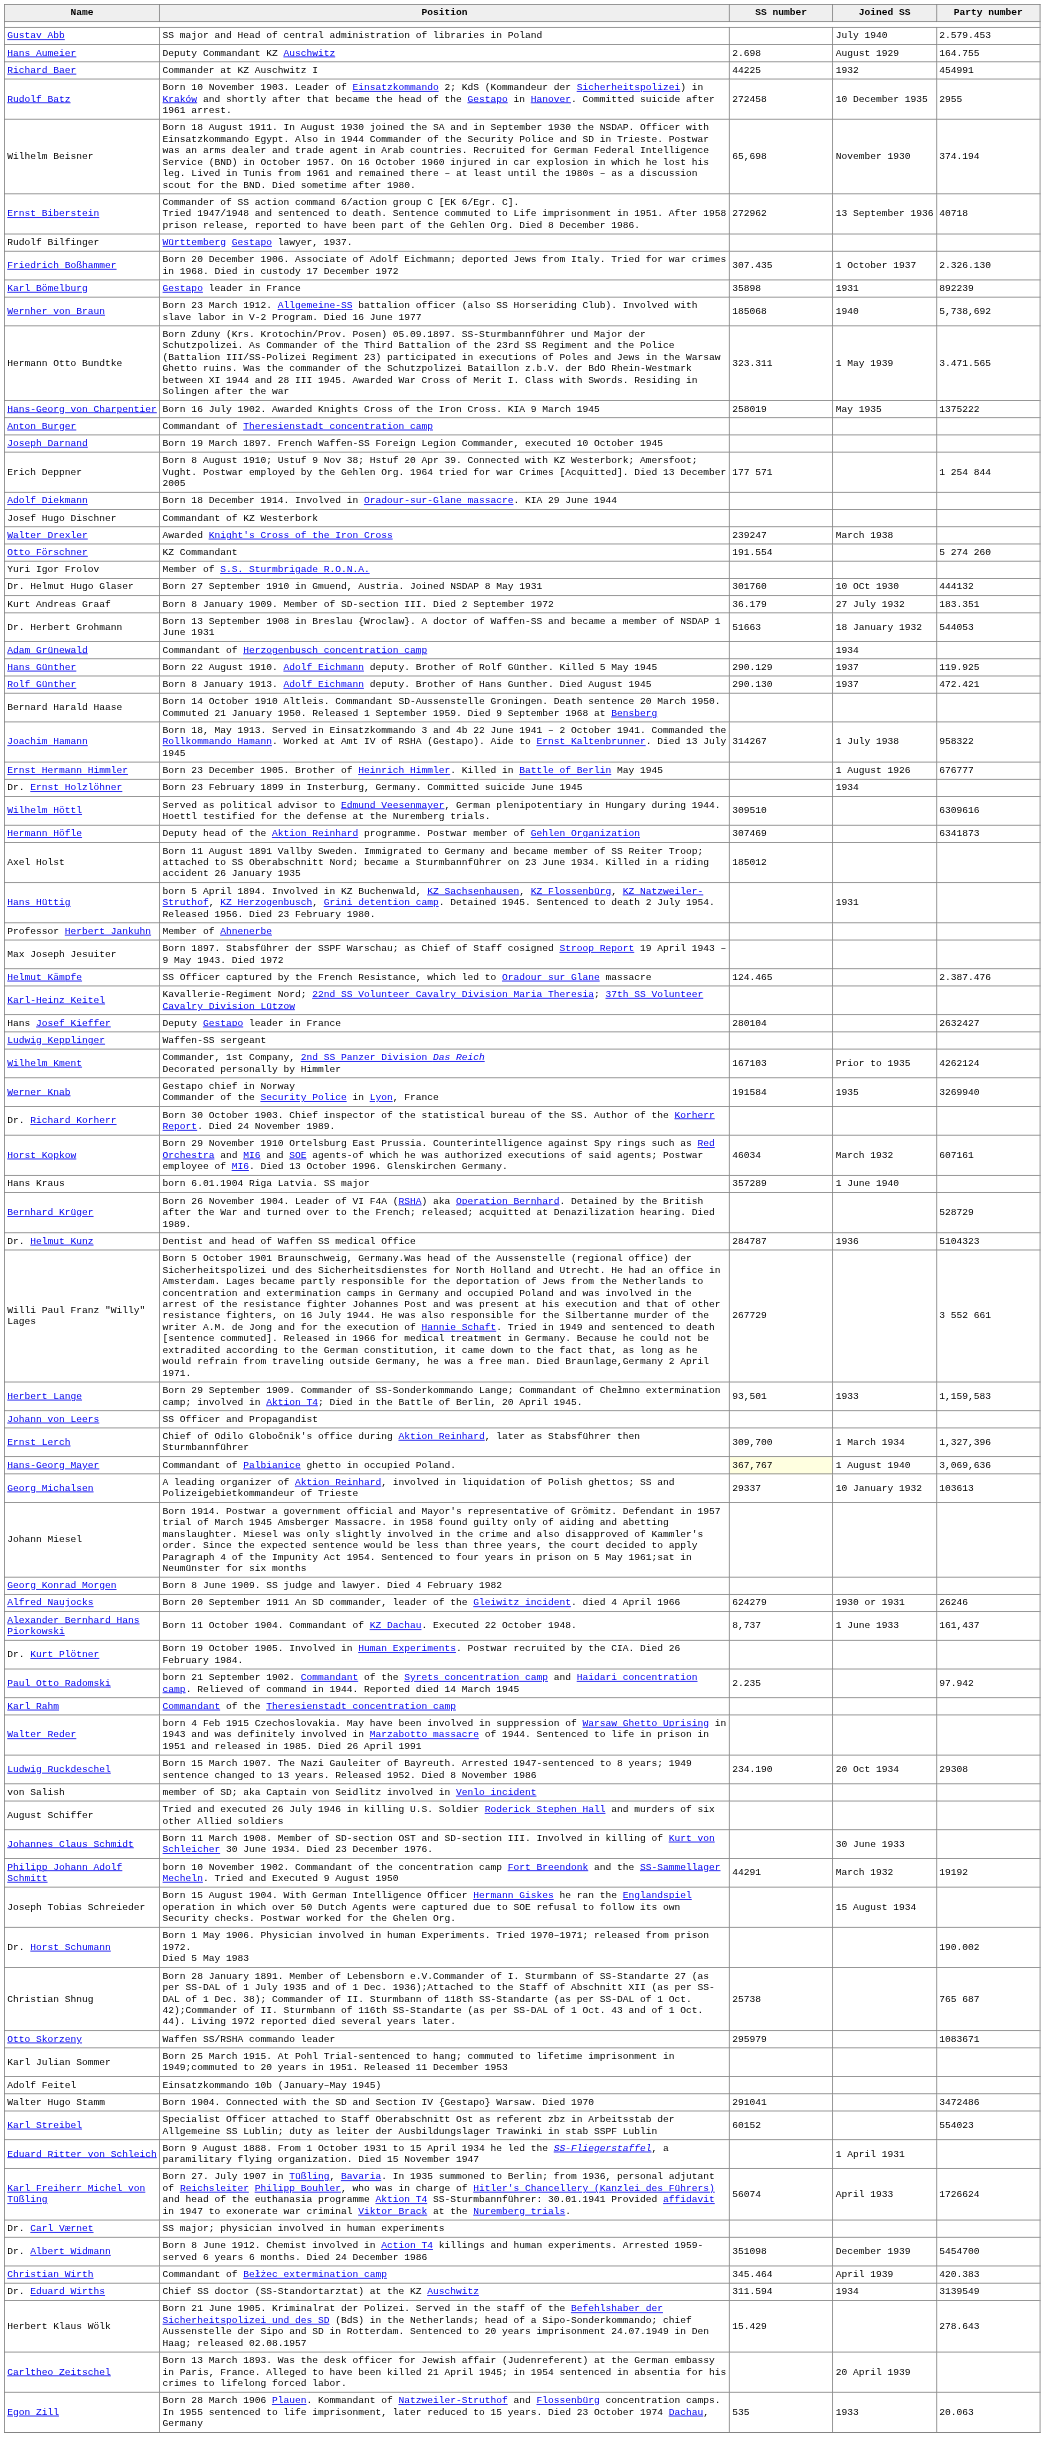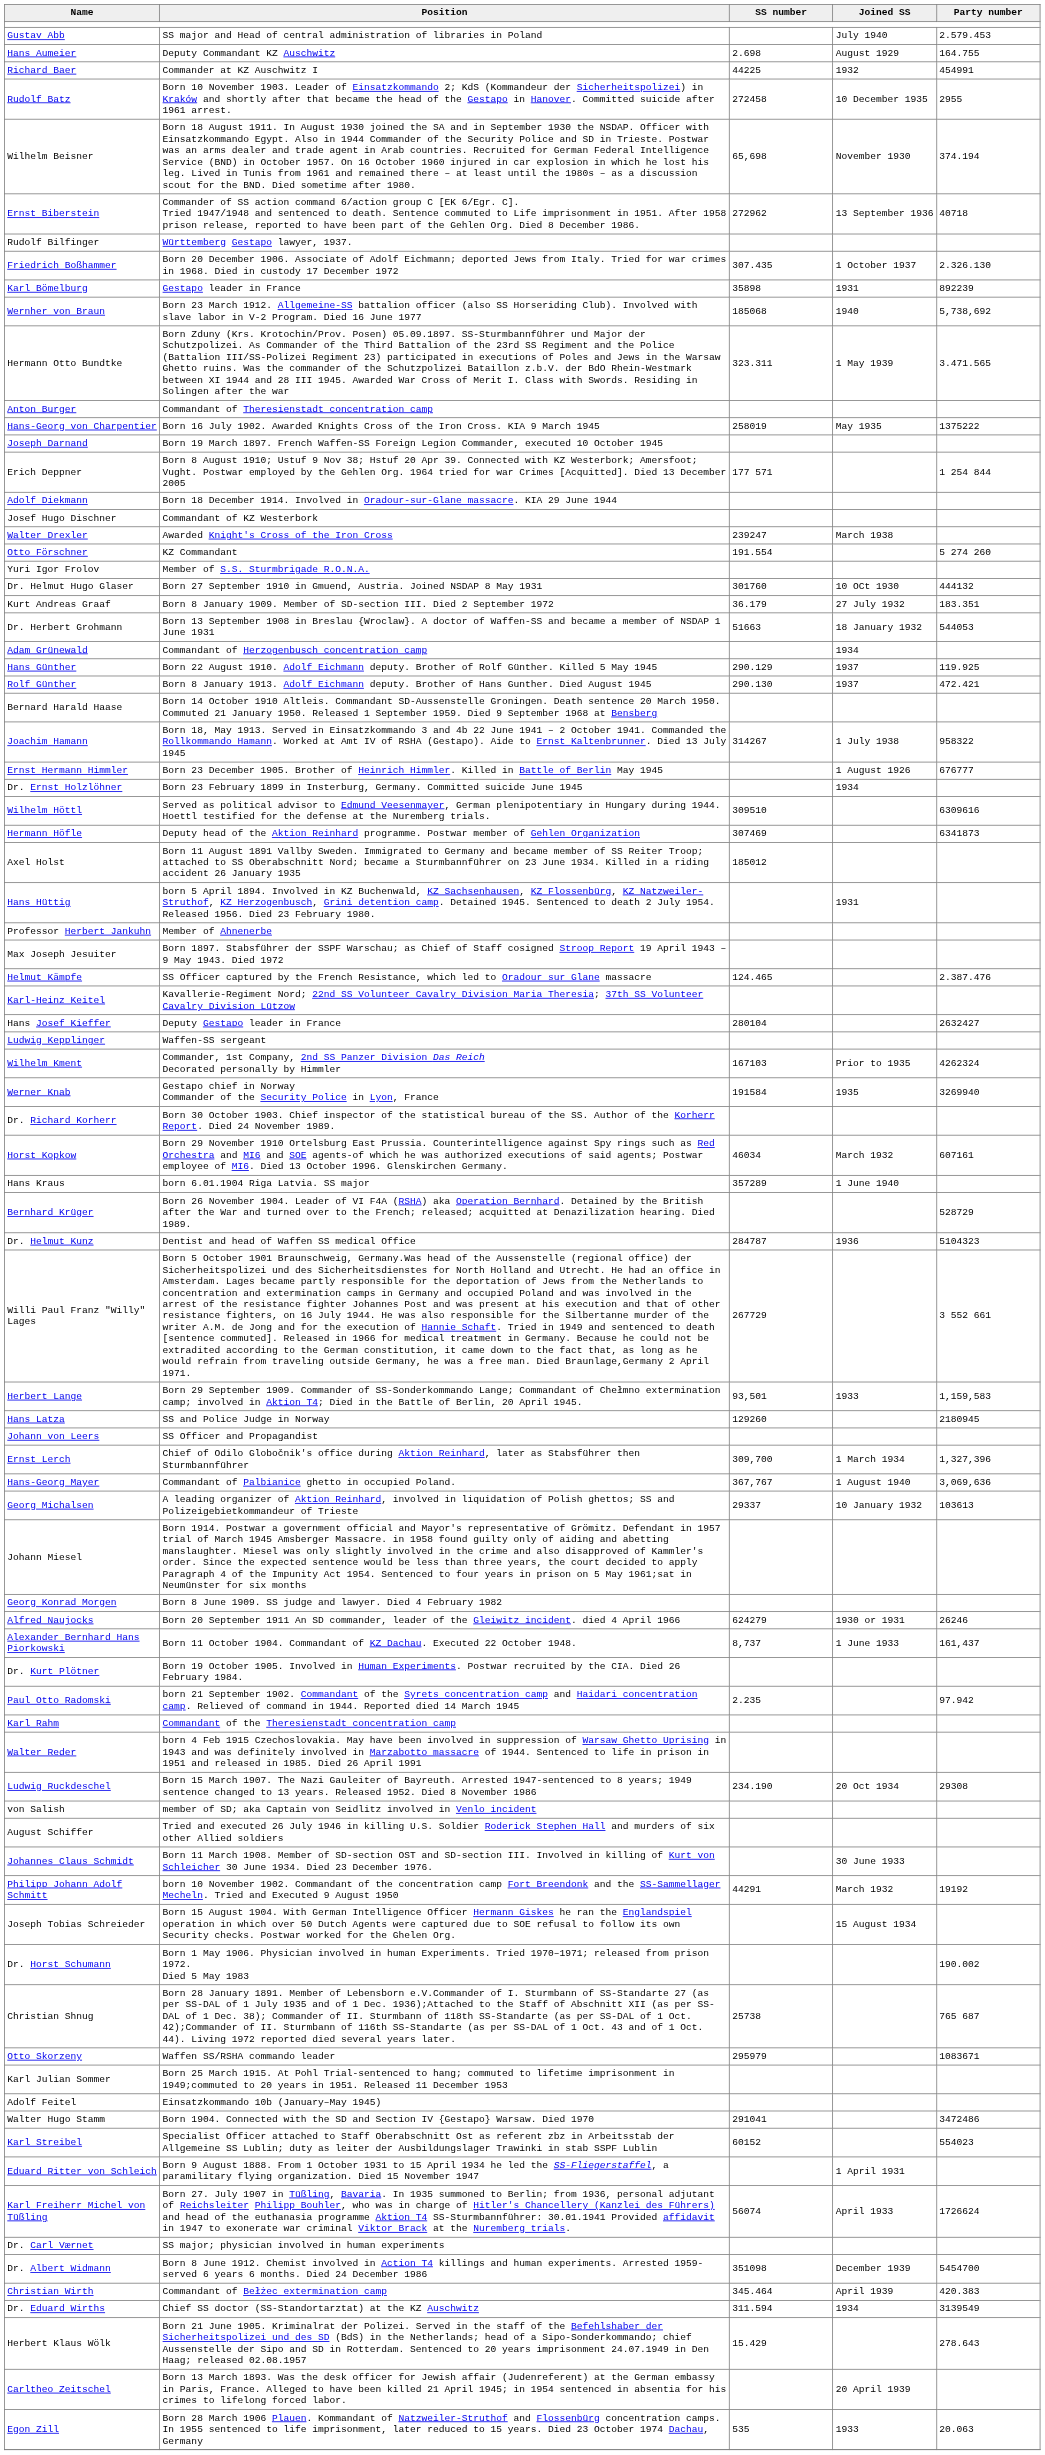rows swapped: (42, 426) <-> (82, 409)
(959, 1063) 4262124 -> (959, 1063) 4262324
+ row: (36, 1419)
(752, 1465) lightyellow background -> (752, 1482) no background
